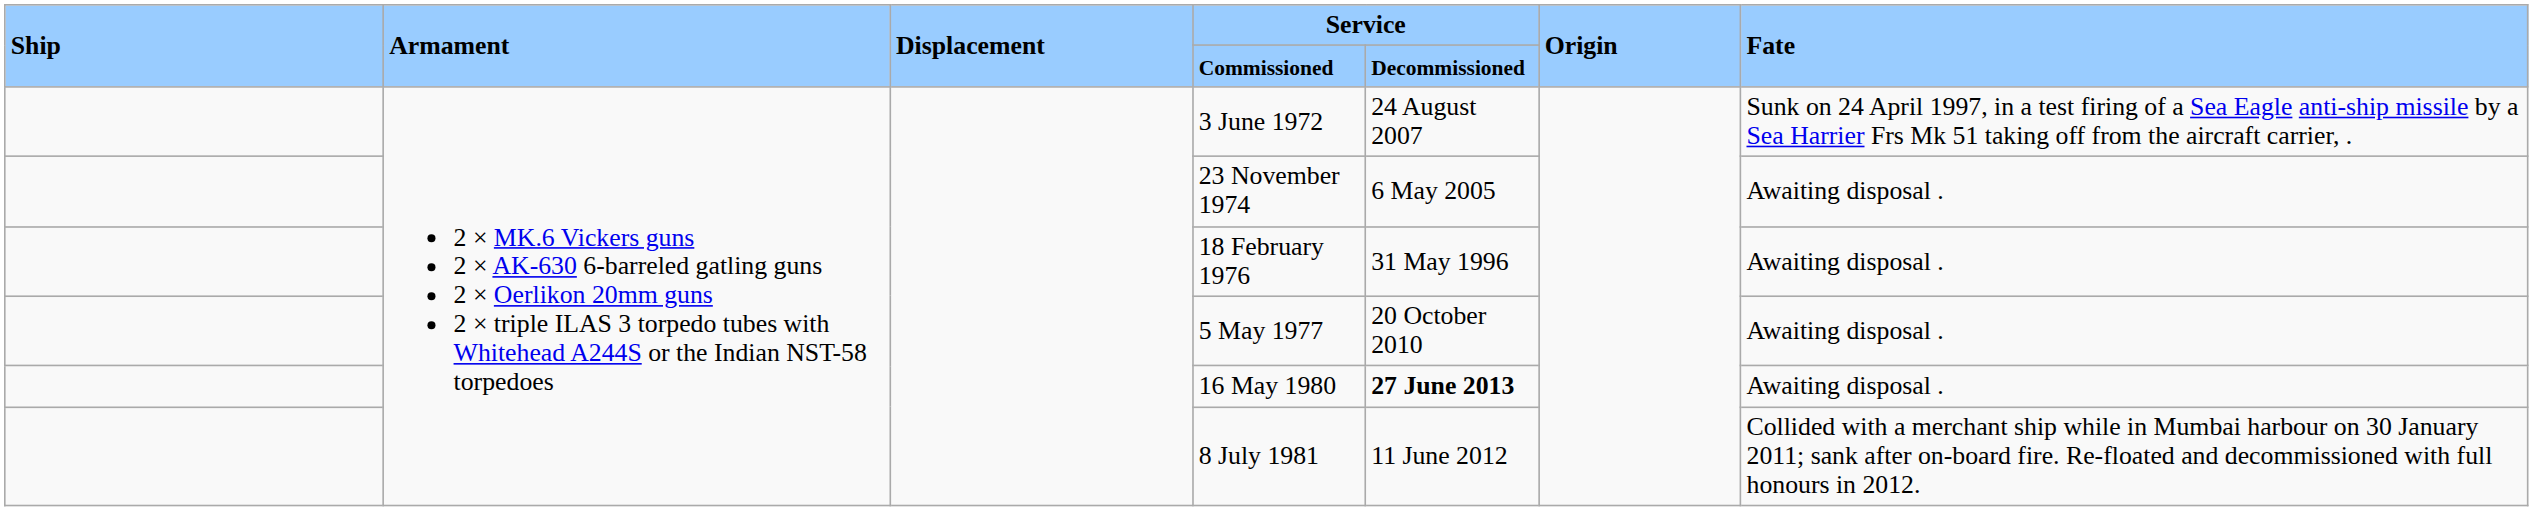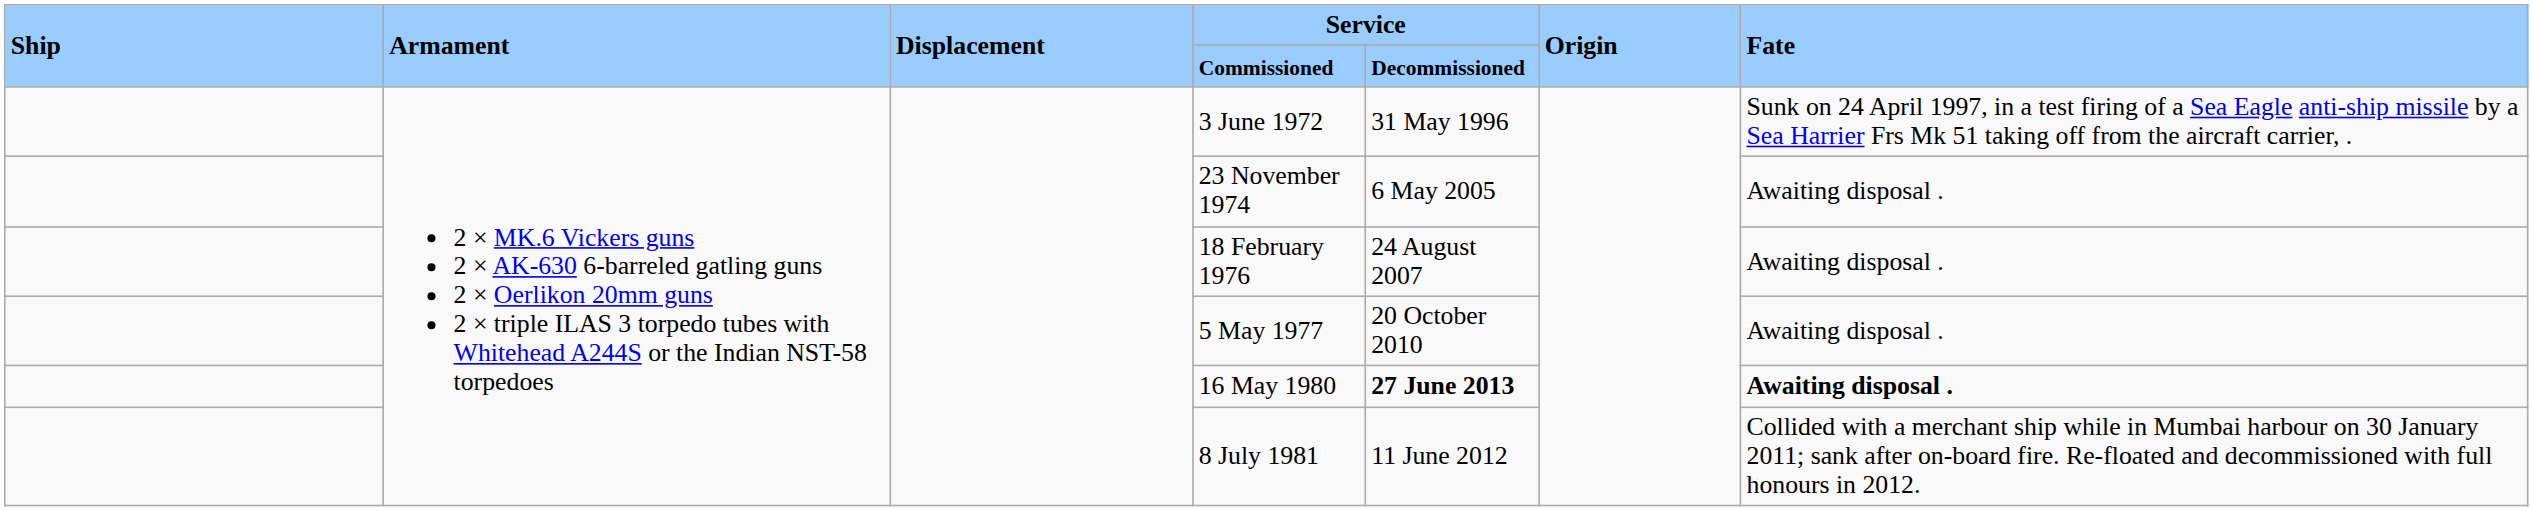(1424, 121) 24 August 2007 -> (1440, 121) 31 May 1996
(1440, 260) 31 May 1996 -> (1424, 260) 24 August 2007
(1845, 385) normal -> (1850, 385) bold
